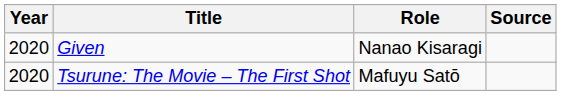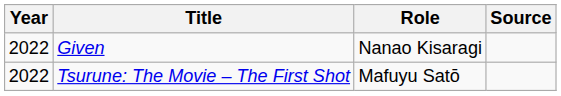(29, 47) 2020 -> (29, 47) 2022
(29, 76) 2020 -> (29, 76) 2022
